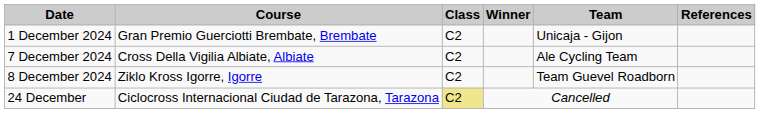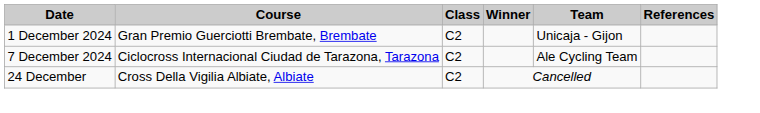(216, 56) Cross Della Vigilia Albiate, Albiate -> (278, 56) Ciclocross Internacional Ciudad de Tarazona, Tarazona
- row: (60, 77)
(278, 98) Ciclocross Internacional Ciudad de Tarazona, Tarazona -> (216, 77) Cross Della Vigilia Albiate, Albiate
(453, 98) khaki background -> (453, 77) no background
